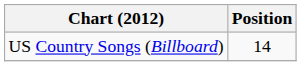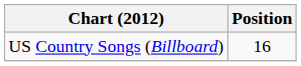(262, 46) 14 -> (262, 46) 16
